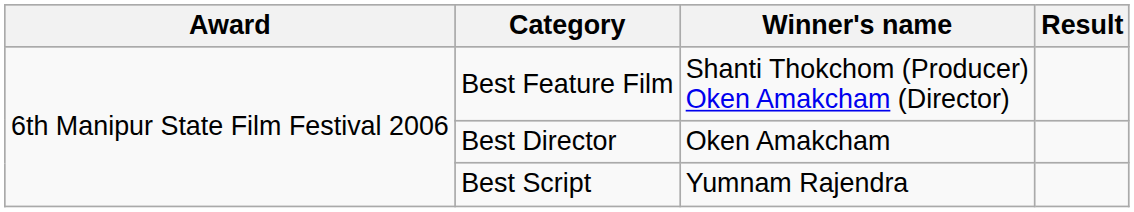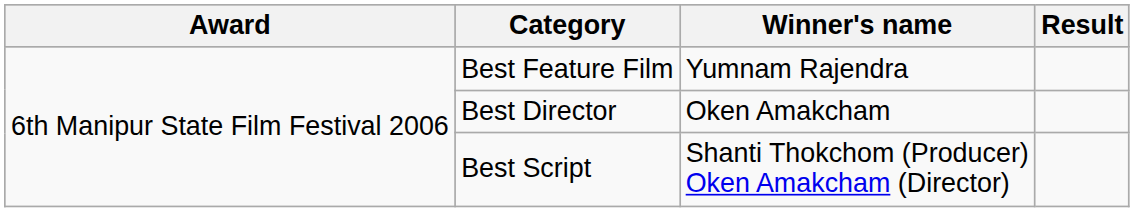(857, 83) Shanti Thokchom (Producer) Oken Amakcham (Director) -> (797, 68) Yumnam Rajendra
(797, 183) Yumnam Rajendra -> (857, 168) Shanti Thokchom (Producer) Oken Amakcham (Director)
